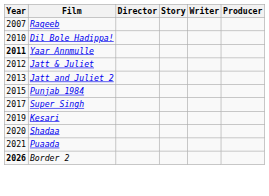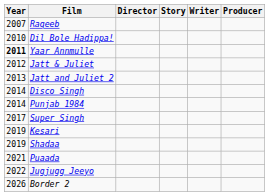+ row: (57, 91)
(16, 91) 2015 -> (16, 104) 2014
(16, 131) 2020 -> (16, 144) 2019
+ row: (62, 171)
(16, 158) bold -> (16, 185) normal
